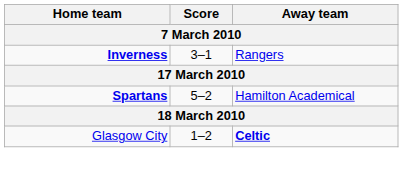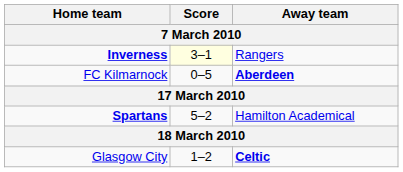(201, 55) no background -> (201, 55) lightyellow background
+ row: (125, 75)
